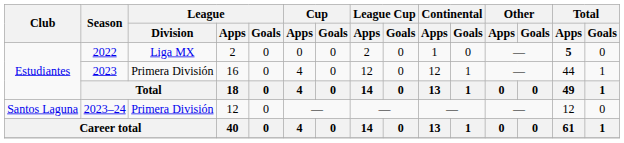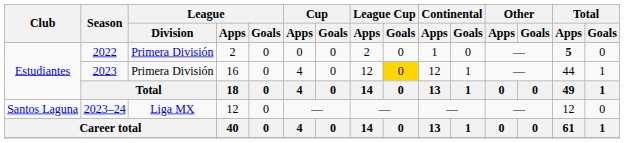(172, 52) Liga MX -> (172, 52) Primera División
(401, 71) no background -> (401, 71) gold background
(172, 109) Primera División -> (172, 109) Liga MX
